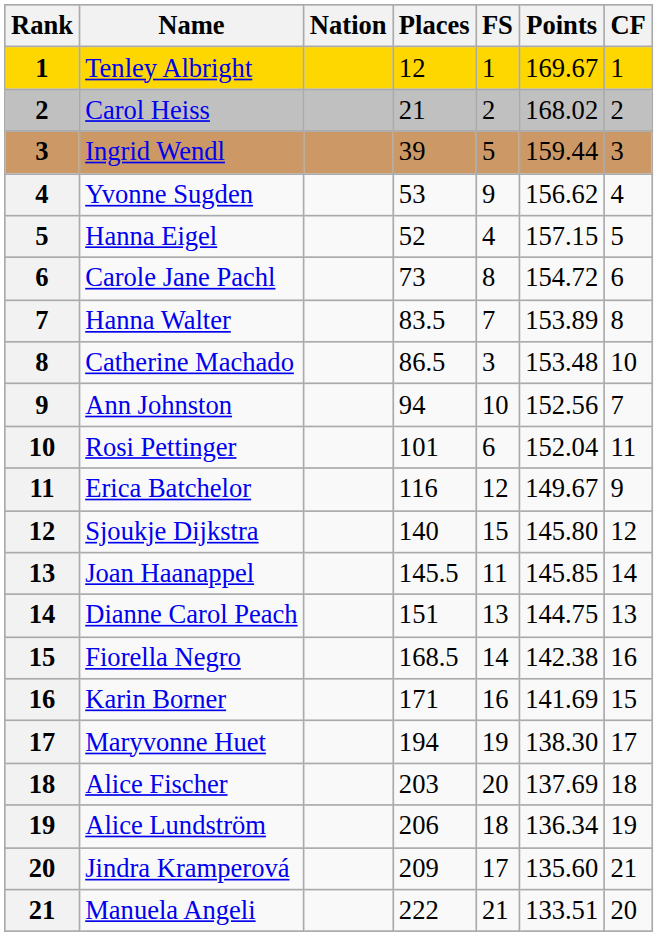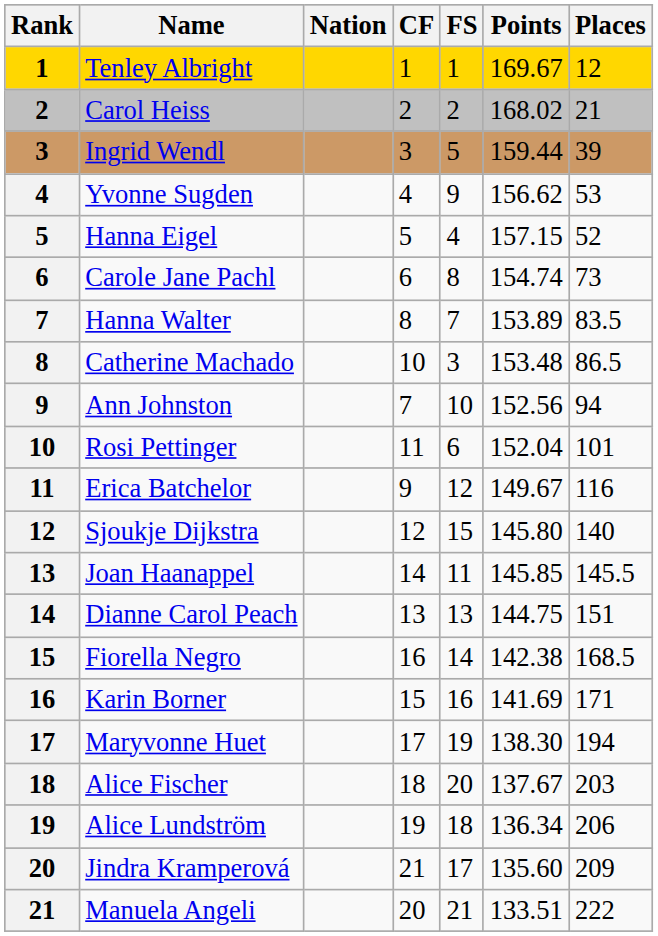columns swapped: (628, 25) <-> (434, 25)
(562, 278) 154.72 -> (526, 278) 154.74
(562, 783) 137.69 -> (526, 783) 137.67
